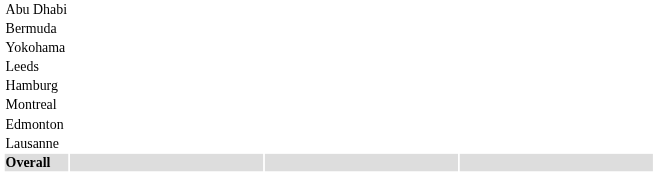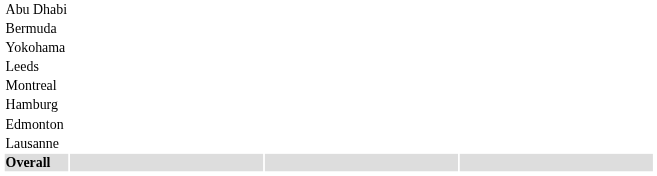rows swapped: (31, 105) <-> (32, 86)
